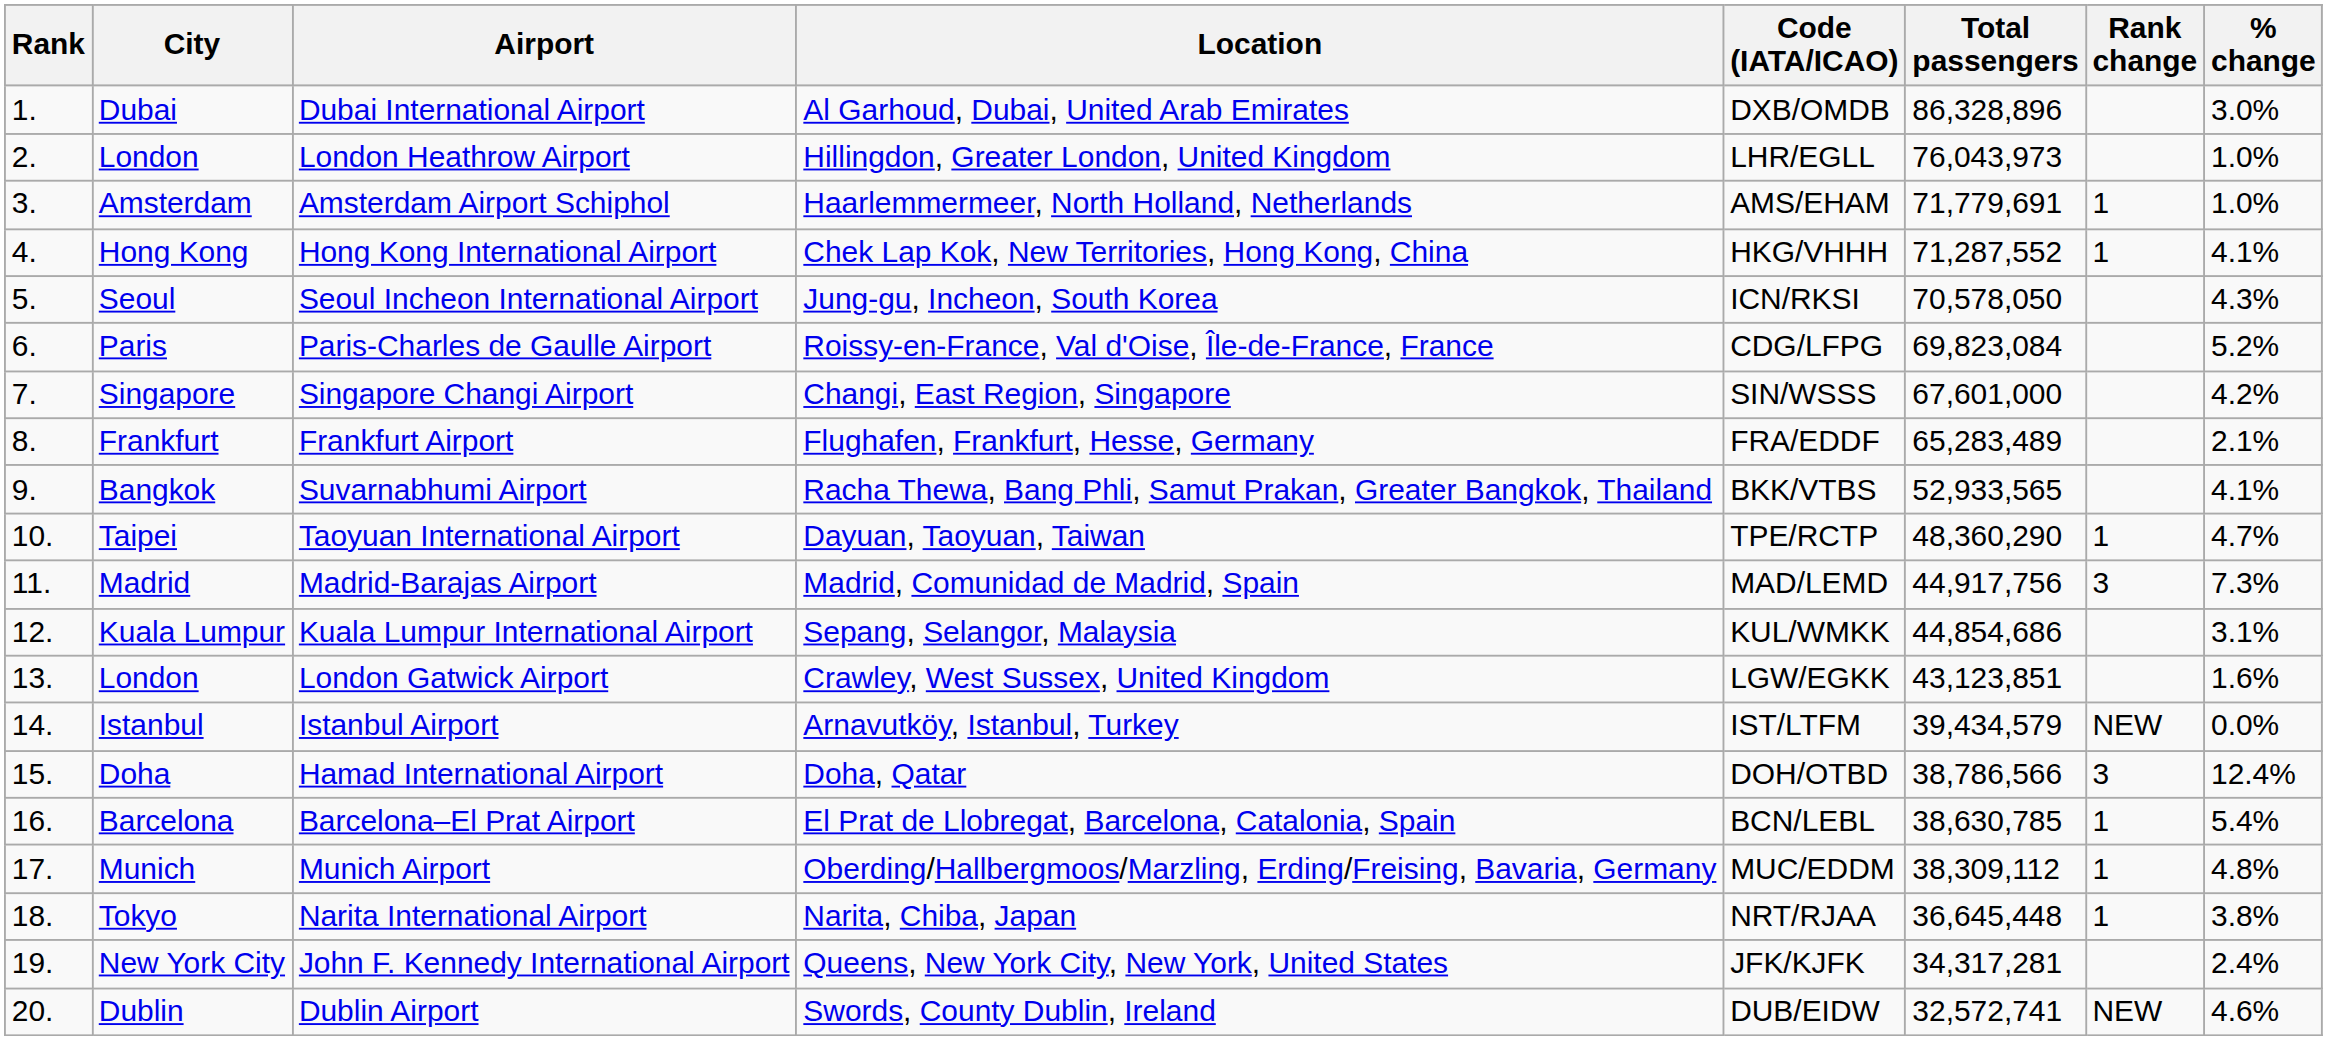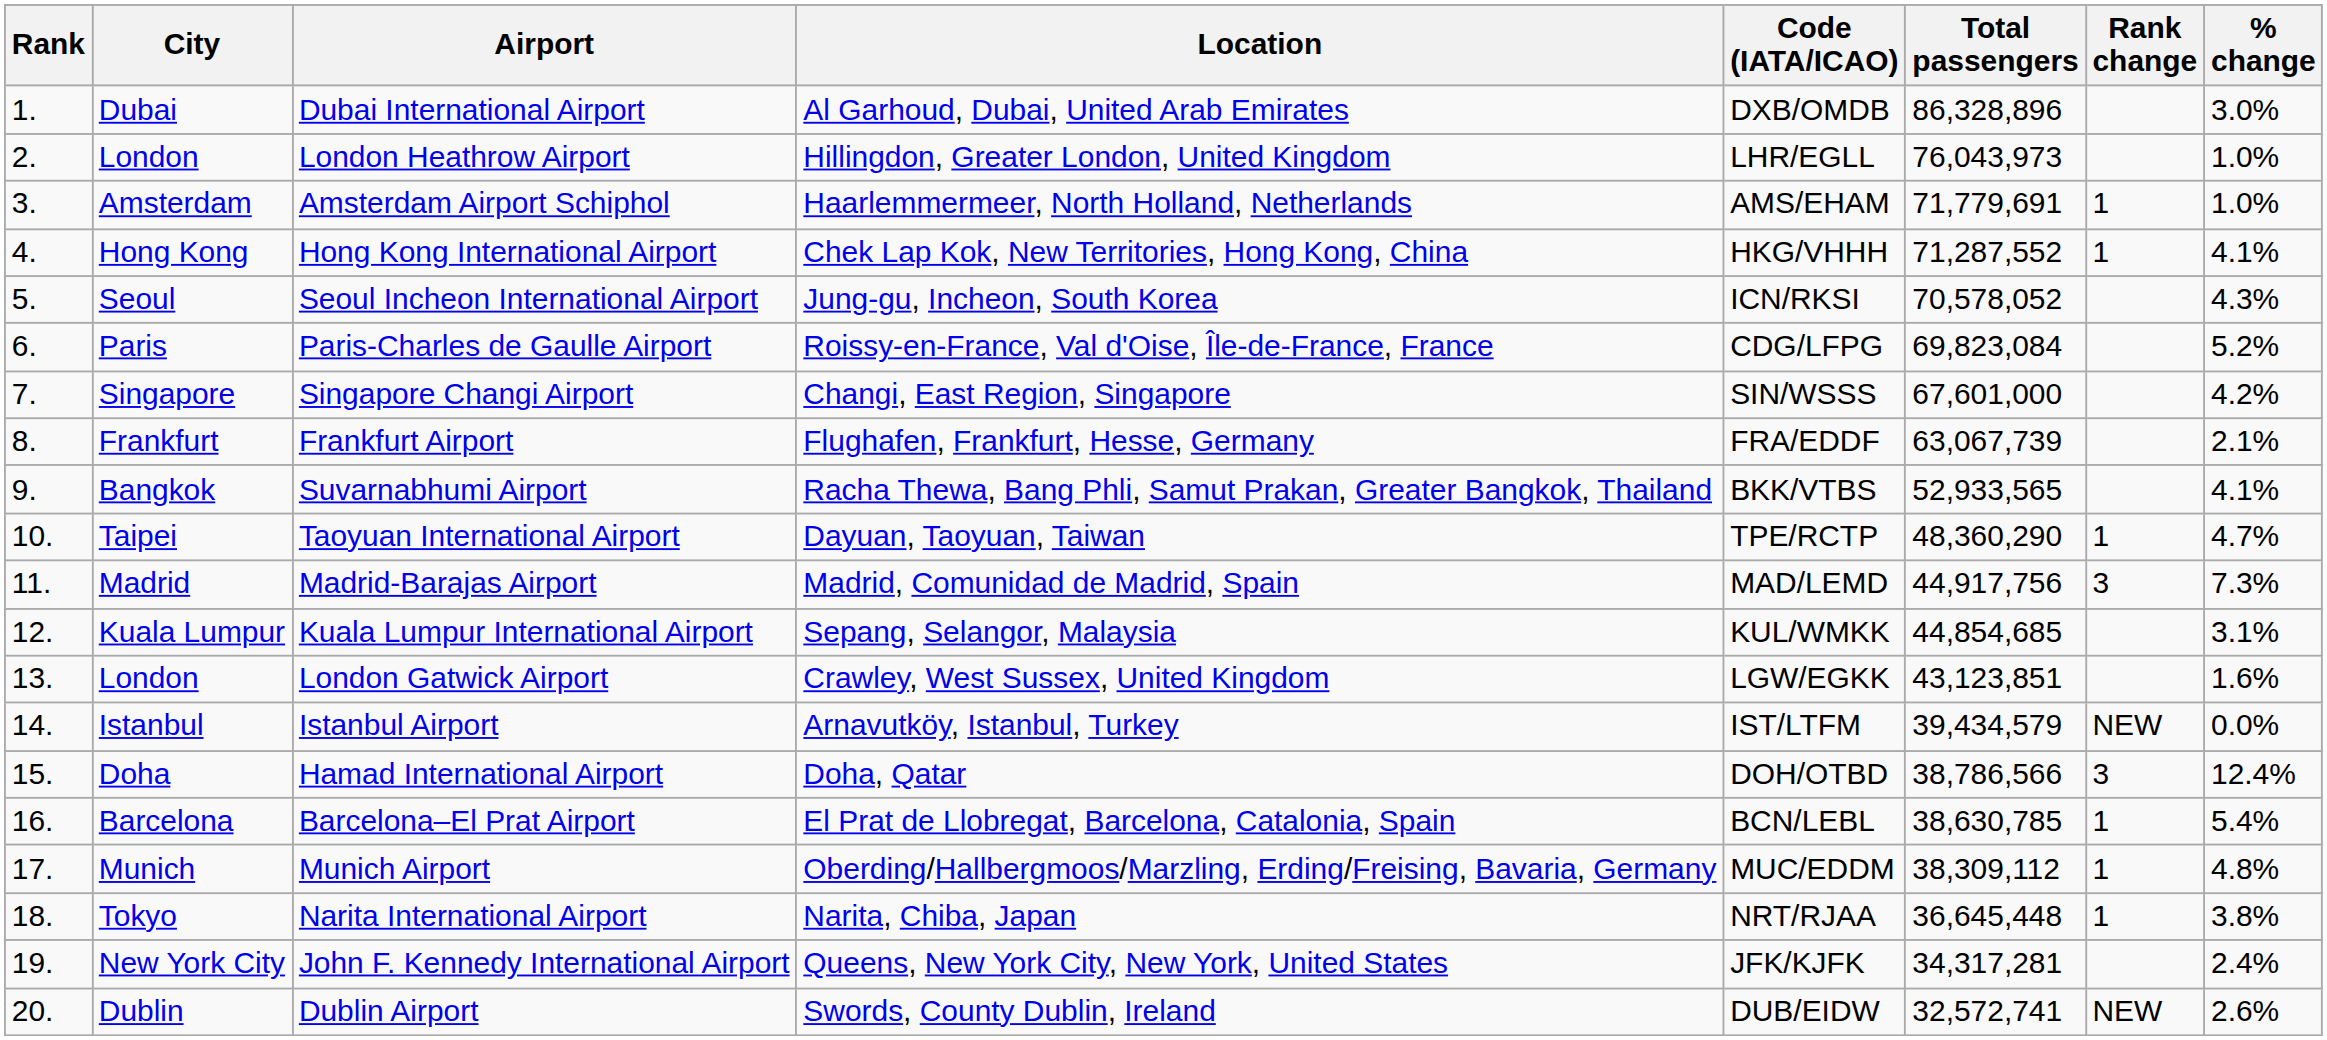(1987, 299) 70,578,050 -> (1987, 299) 70,578,052
(1987, 441) 65,283,489 -> (1987, 441) 63,067,739
(1987, 631) 44,854,686 -> (1987, 631) 44,854,685
(2245, 1010) 4.6% -> (2245, 1010) 2.6%
